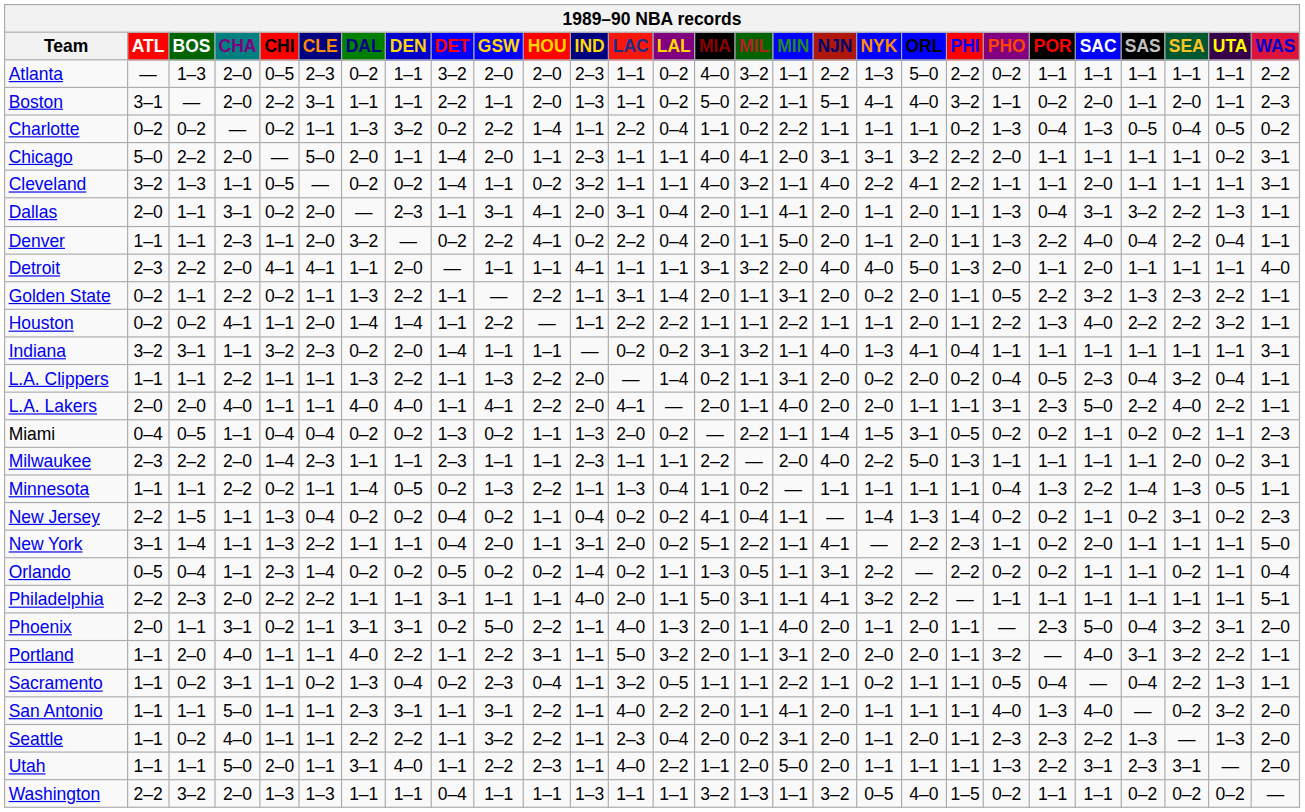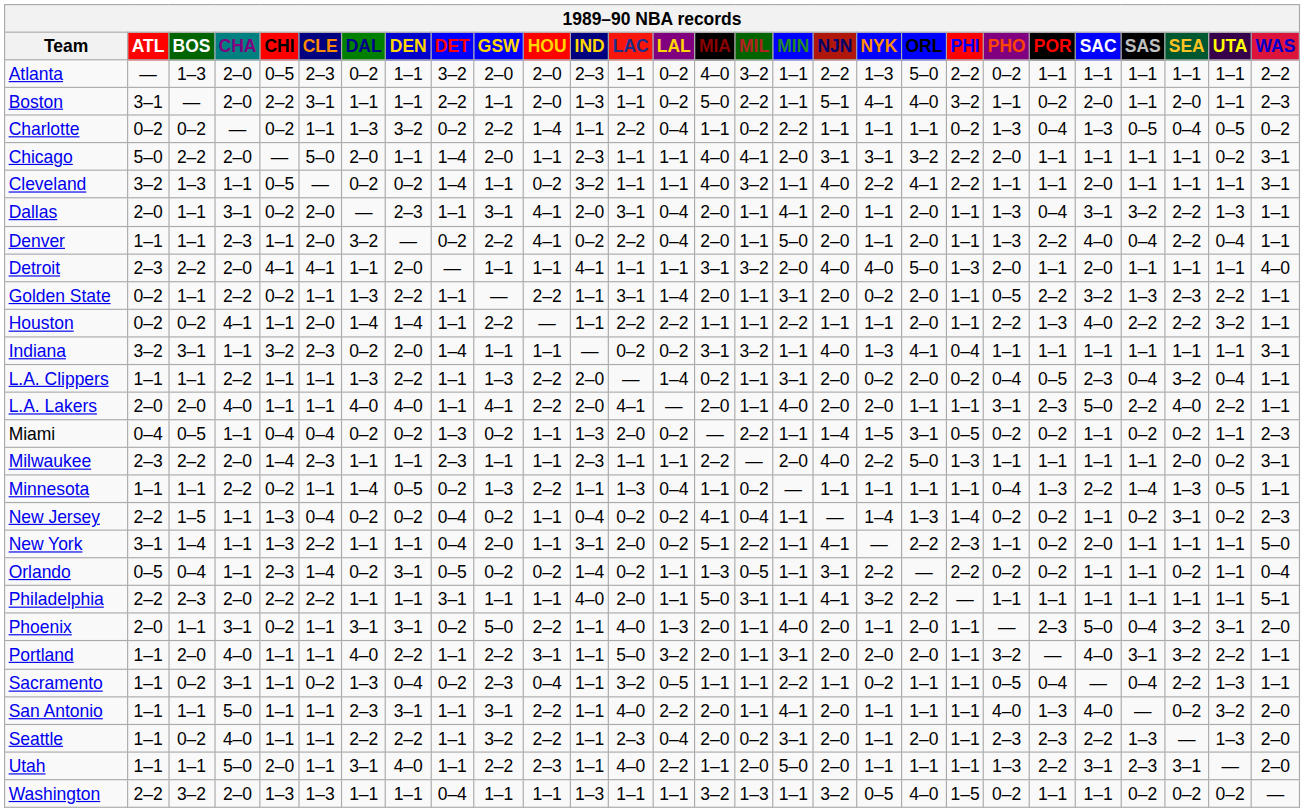(408, 572) 0–2 -> (408, 572) 3–1
